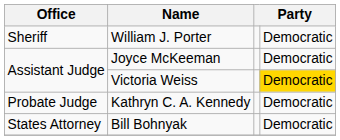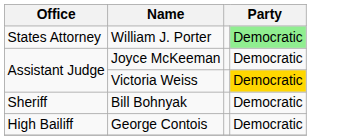(27, 37) Sheriff -> (54, 37) States Attorney
(298, 37) no background -> (268, 37) lightgreen background
- row: (181, 102)
(54, 124) States Attorney -> (27, 102) Sheriff
+ row: (159, 124)
